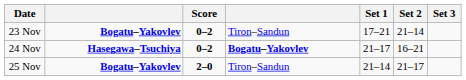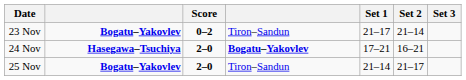(377, 31) 17–21 -> (377, 31) 21–17
(204, 49) 0–2 -> (204, 49) 2–0
(377, 49) 21–17 -> (377, 49) 17–21
